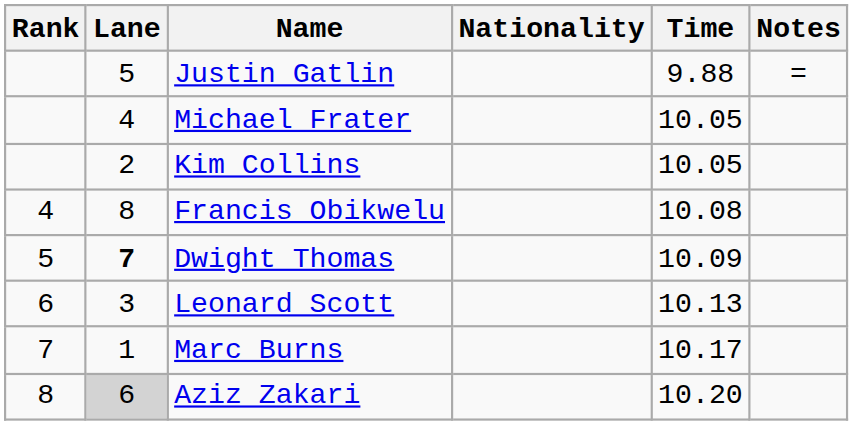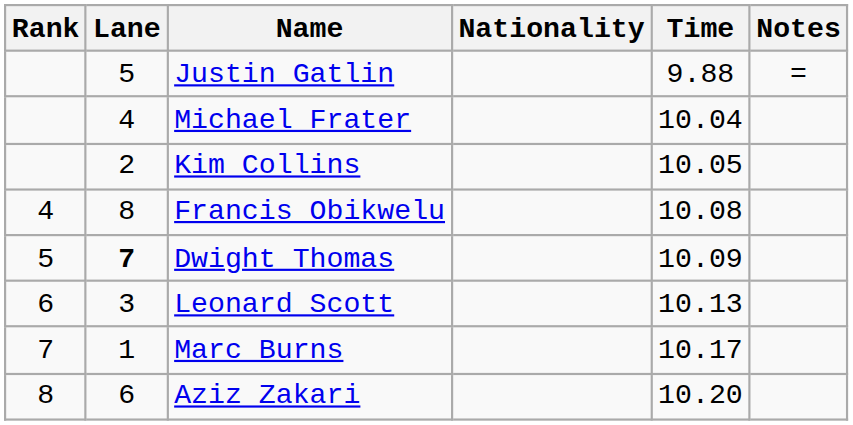(700, 120) 10.05 -> (700, 120) 10.04
(127, 396) lightgrey background -> (127, 396) no background
